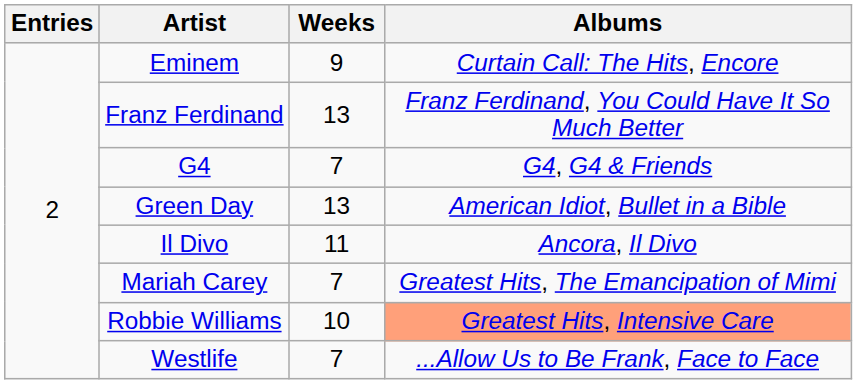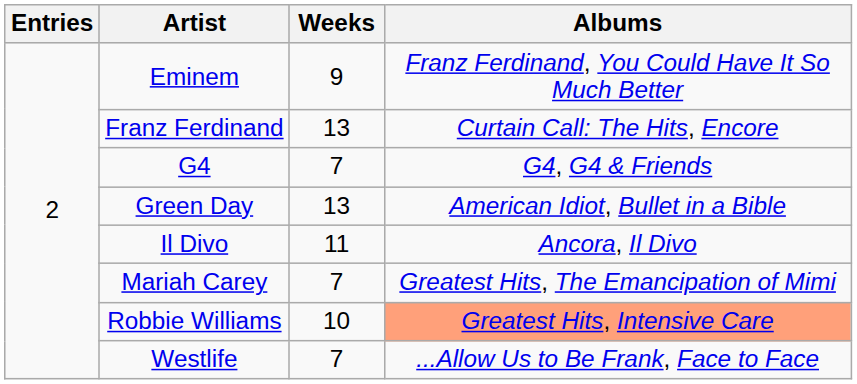(618, 62) Curtain Call: The Hits, Encore -> (618, 76) Franz Ferdinand, You Could Have It So Much Better
(618, 114) Franz Ferdinand, You Could Have It So Much Better -> (618, 128) Curtain Call: The Hits, Encore
